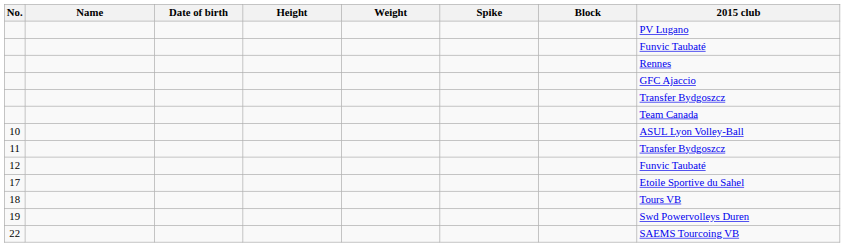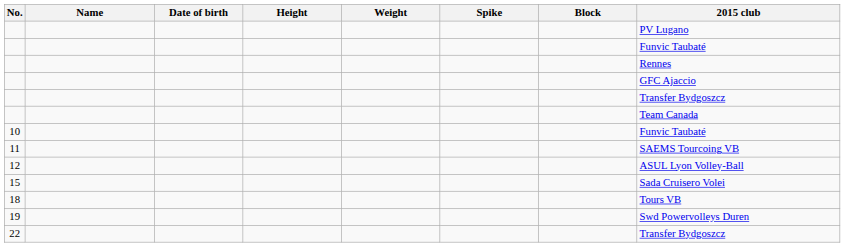(692, 132) ASUL Lyon Volley-Ball -> (673, 132) Funvic Taubaté
(682, 149) Transfer Bydgoszcz -> (689, 149) SAEMS Tourcoing VB
(673, 166) Funvic Taubaté -> (692, 166) ASUL Lyon Volley-Ball
+ row: (15, 183)
- row: (15, 183)
(689, 234) SAEMS Tourcoing VB -> (682, 234) Transfer Bydgoszcz
